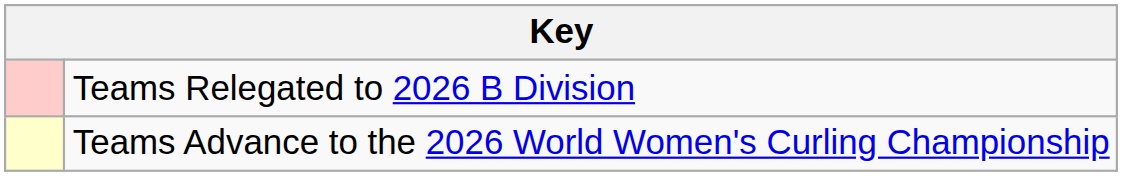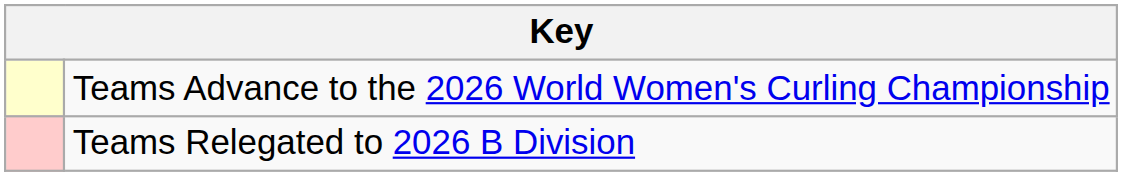rows swapped: (591, 142) <-> (354, 87)
